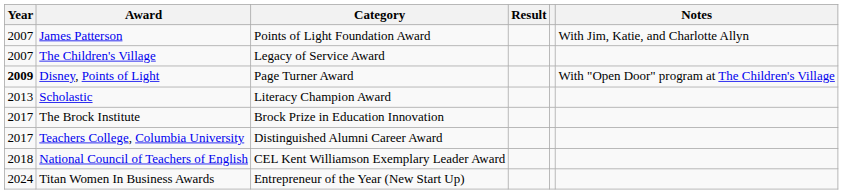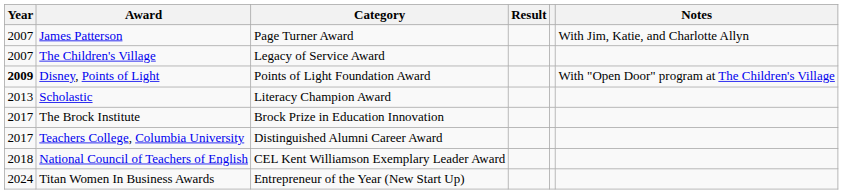(342, 35) Points of Light Foundation Award -> (304, 35) Page Turner Award
(304, 76) Page Turner Award -> (342, 76) Points of Light Foundation Award
